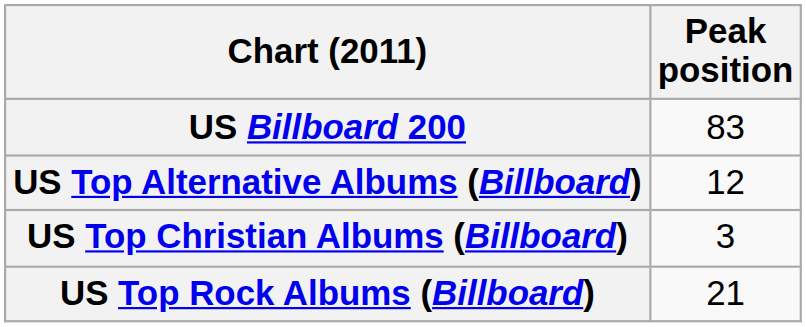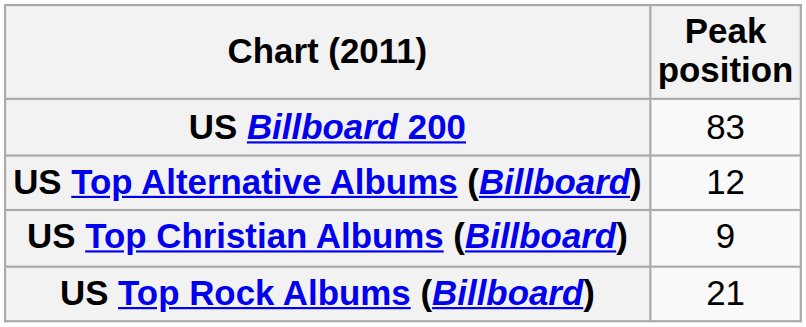(726, 237) 3 -> (726, 237) 9
